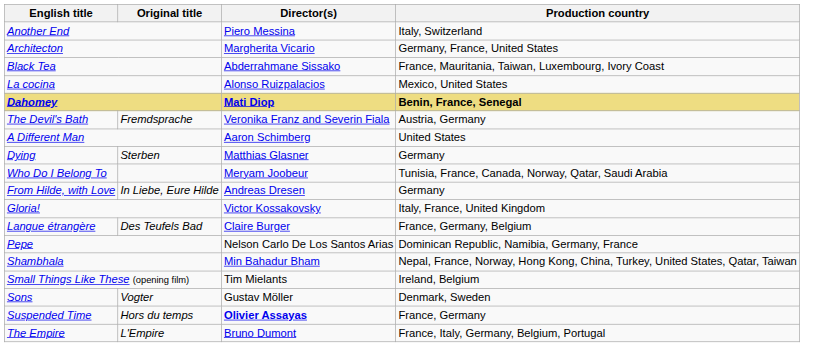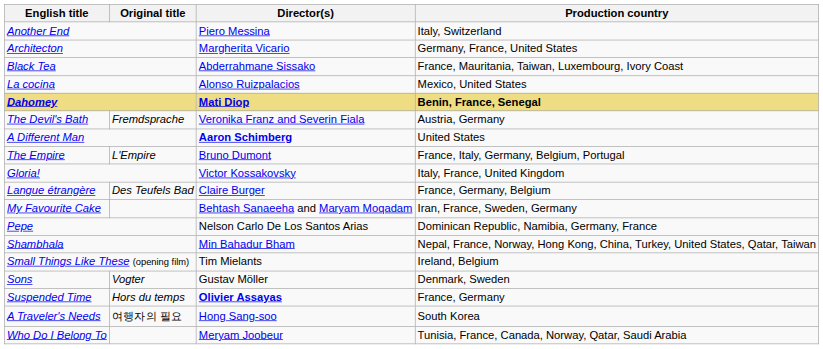(267, 137) normal -> (246, 137) bold
- row: (21, 155)
rows swapped: (36, 333) <-> (57, 173)
- row: (61, 191)
+ row: (54, 208)
+ row: (54, 316)
